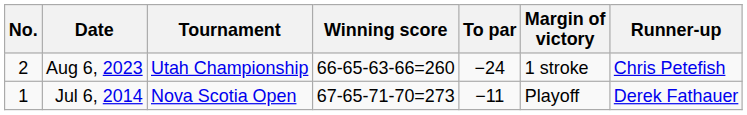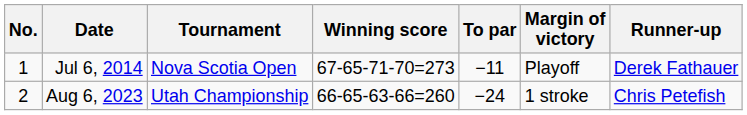rows swapped: (99, 96) <-> (94, 67)
